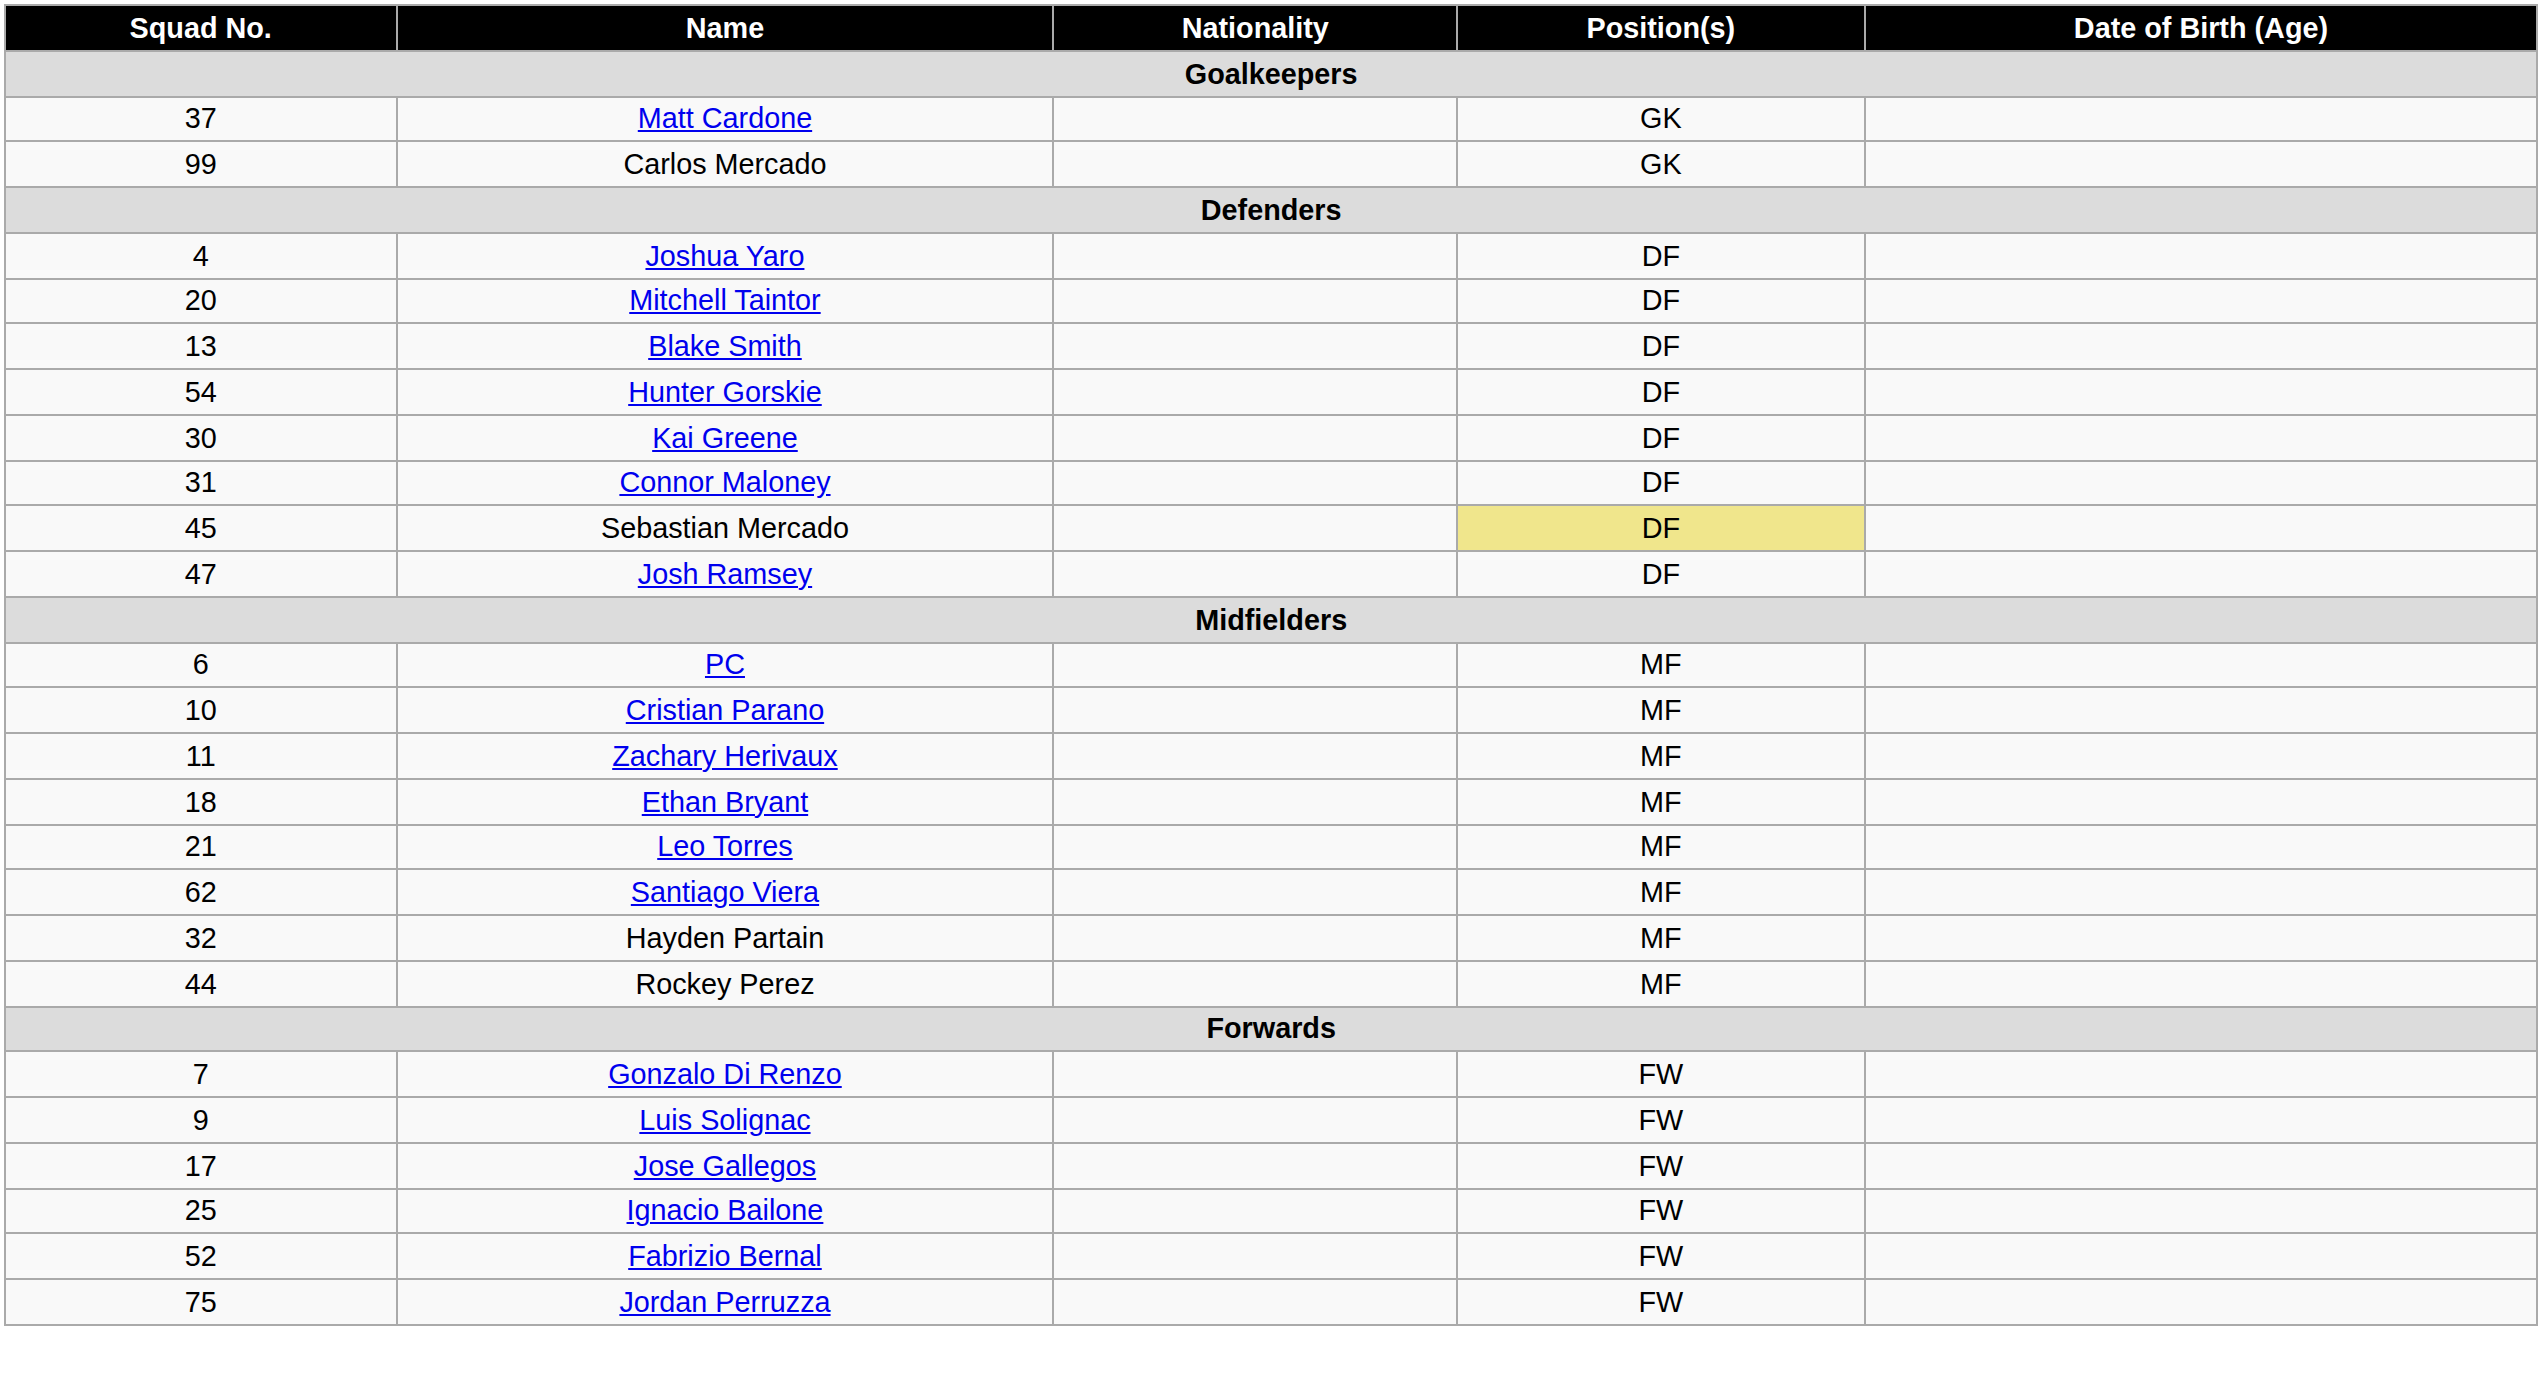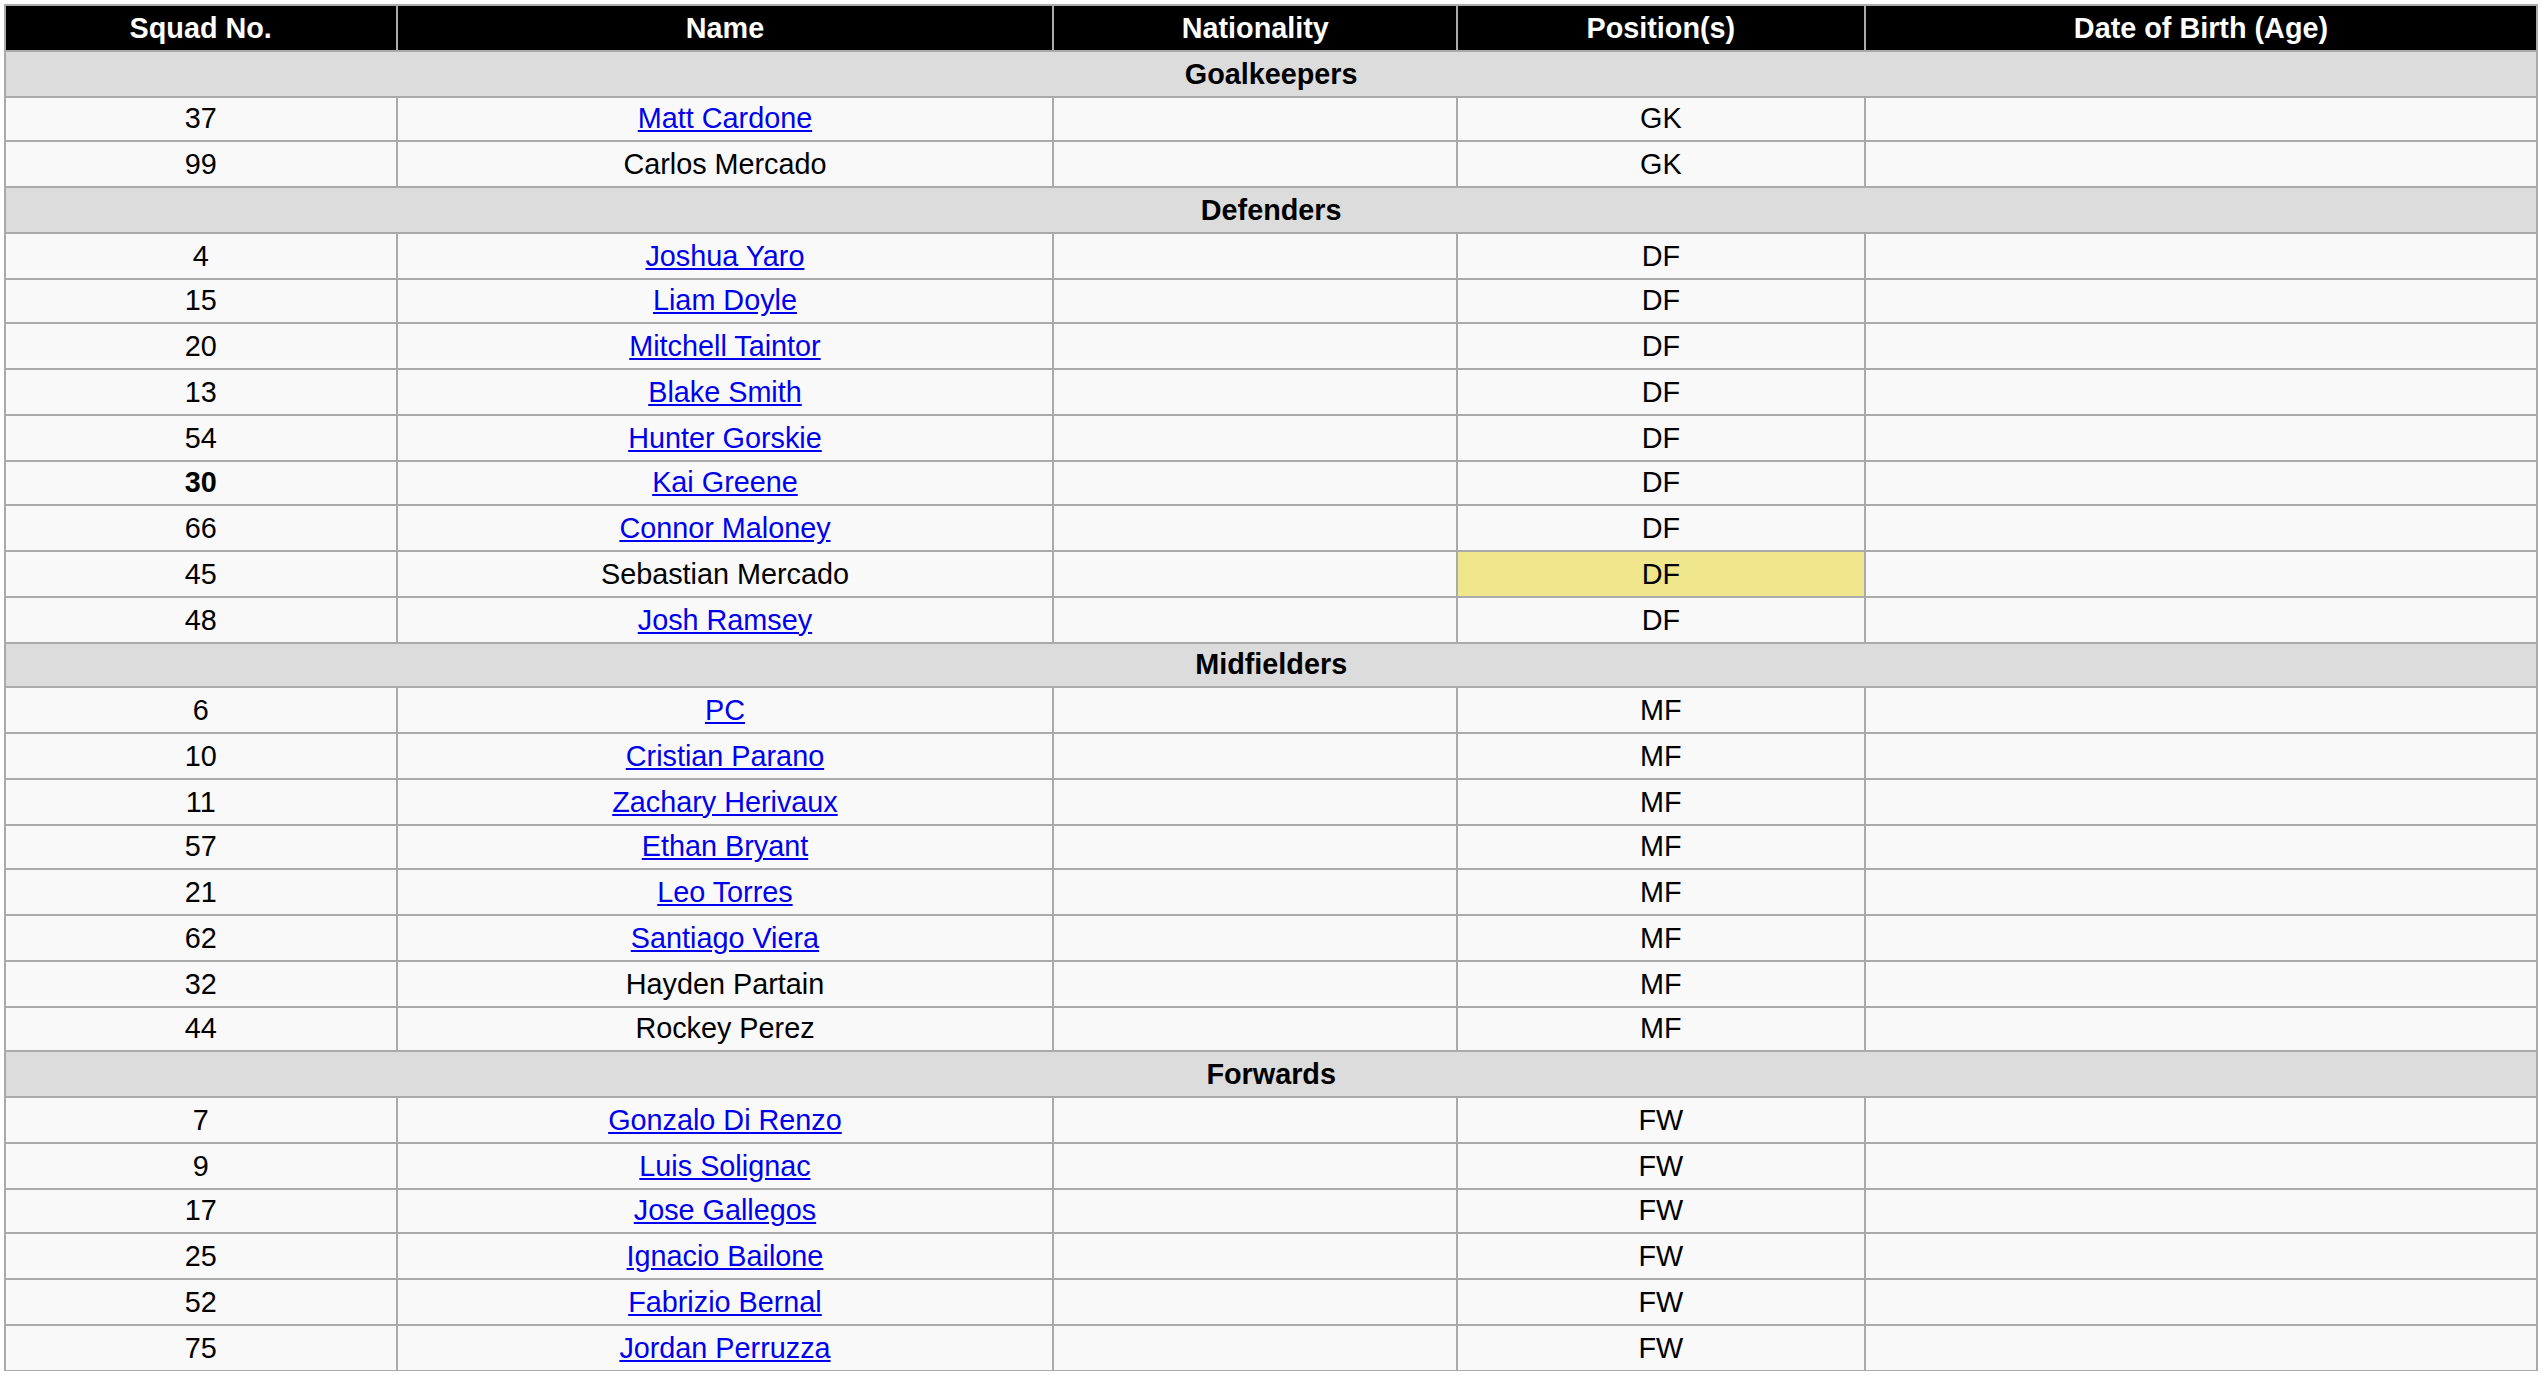+ row: (725, 301)
(201, 438) normal -> (201, 483) bold
(201, 483) 31 -> (201, 529) 66
(201, 574) 47 -> (201, 620) 48
(201, 802) 18 -> (201, 847) 57
